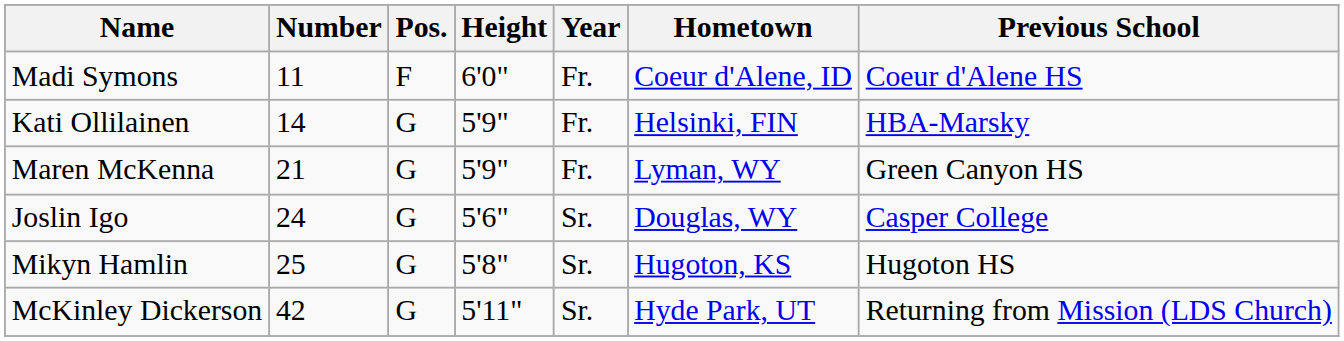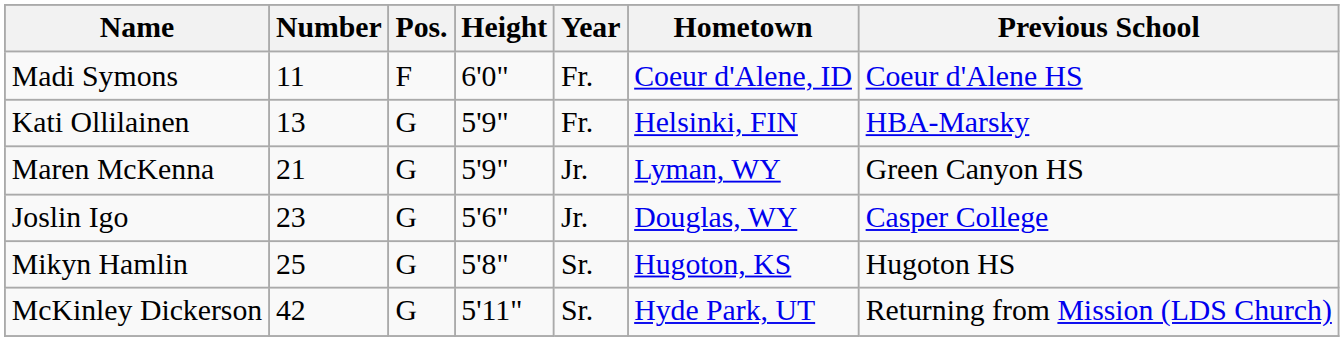(291, 122) 14 -> (291, 122) 13
(577, 169) Fr. -> (575, 169) Jr.
(291, 216) 24 -> (291, 216) 23
(577, 216) Sr. -> (575, 216) Jr.
